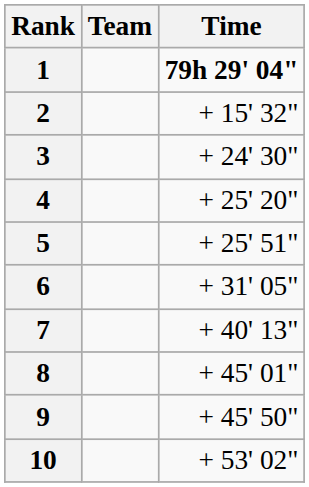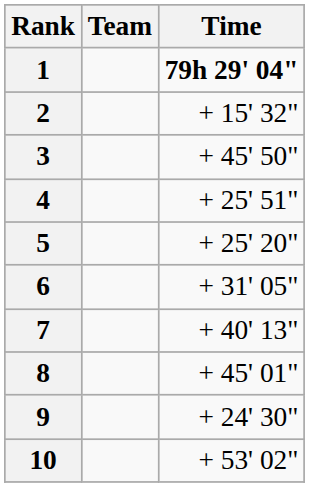(248, 156) + 24' 30" -> (248, 156) + 45' 50"
(248, 199) + 25' 20" -> (248, 199) + 25' 51"
(248, 243) + 25' 51" -> (248, 243) + 25' 20"
(248, 416) + 45' 50" -> (248, 416) + 24' 30"
